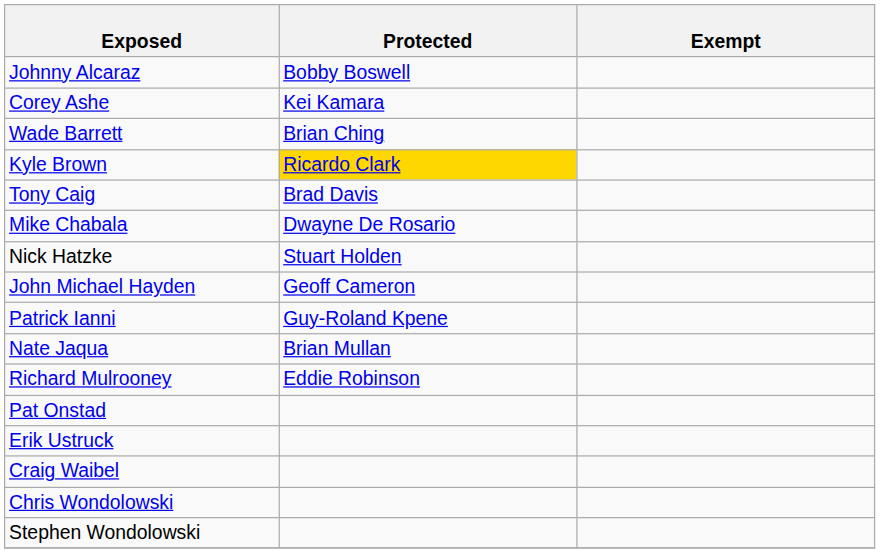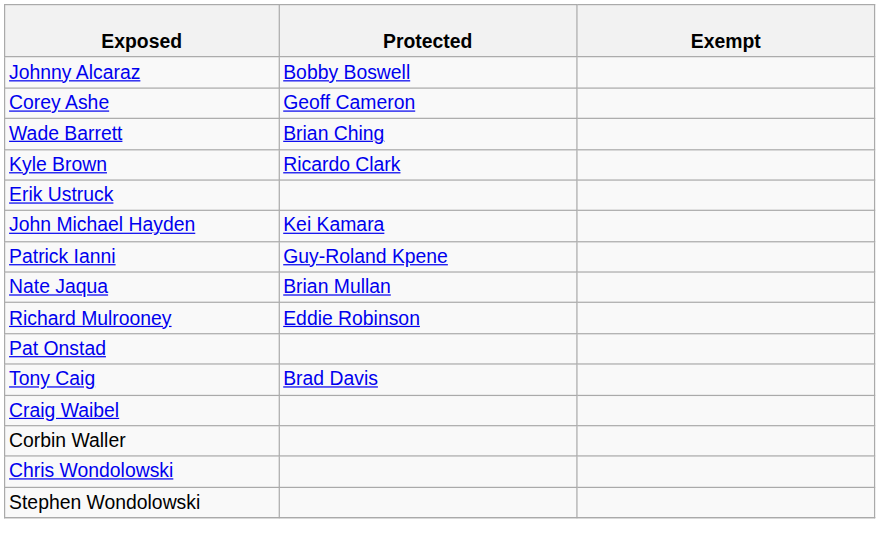(334, 103) Kei Kamara -> (349, 103) Geoff Cameron
(342, 164) gold background -> (342, 164) no background
rows swapped: (52, 195) <-> (61, 440)
- row: (68, 225)
- row: (61, 256)
(349, 287) Geoff Cameron -> (334, 225) Kei Kamara
+ row: (67, 440)
